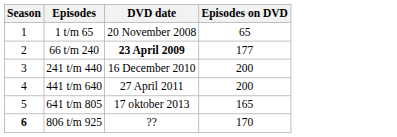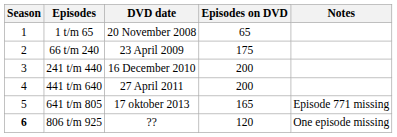+ column: (341, 13)
(152, 50) bold -> (152, 50) normal
(245, 50) 177 -> (245, 50) 175
(245, 123) 170 -> (245, 123) 120
